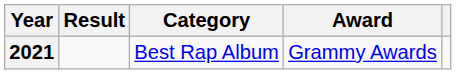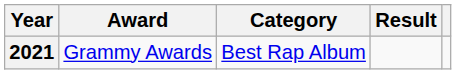columns swapped: (362, 20) <-> (94, 20)
